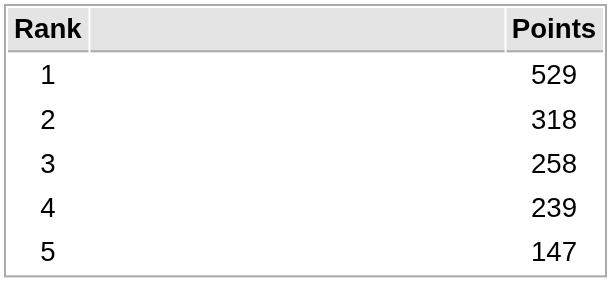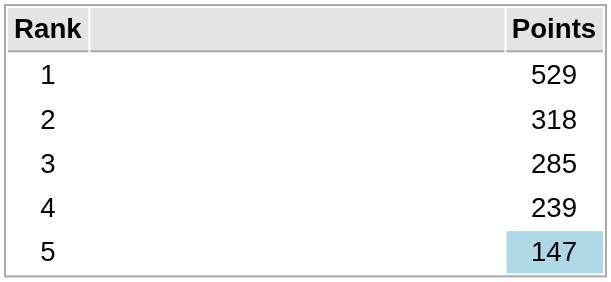(554, 164) 258 -> (554, 164) 285
(554, 252) no background -> (554, 252) lightblue background
